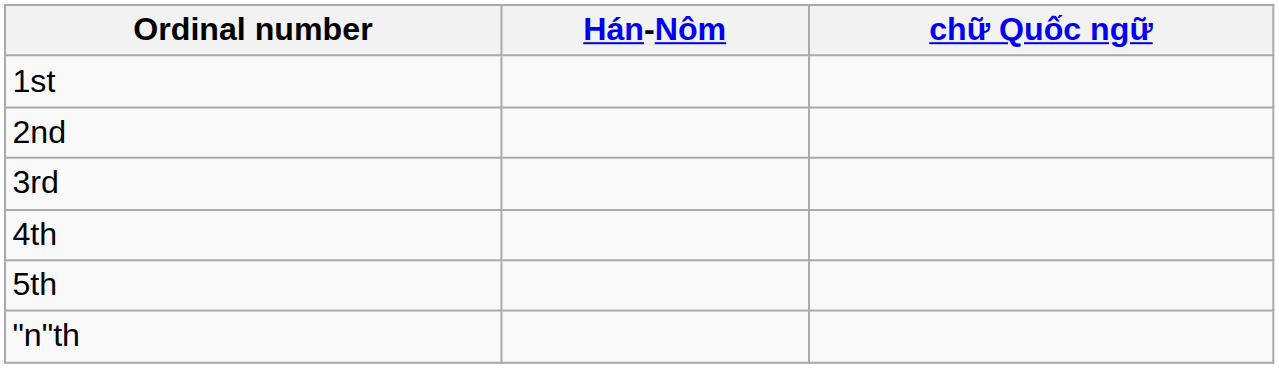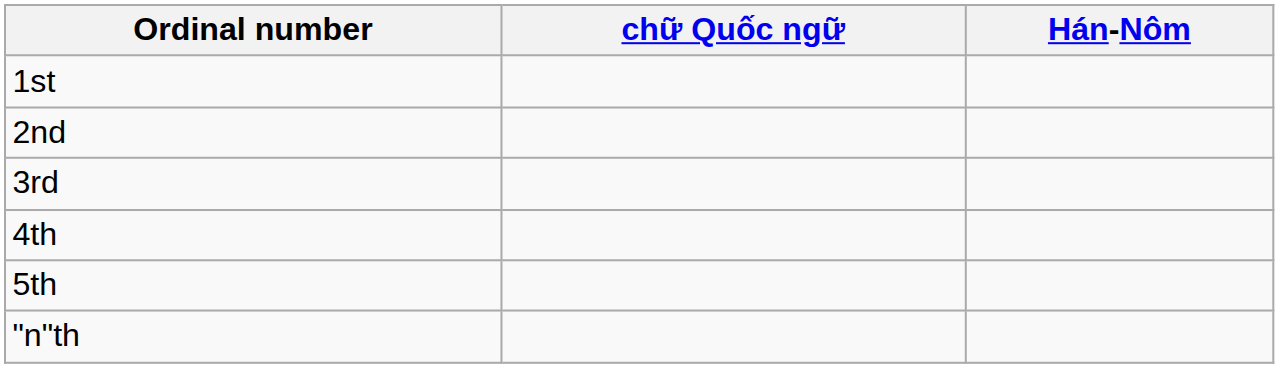columns swapped: (1041, 30) <-> (655, 30)
